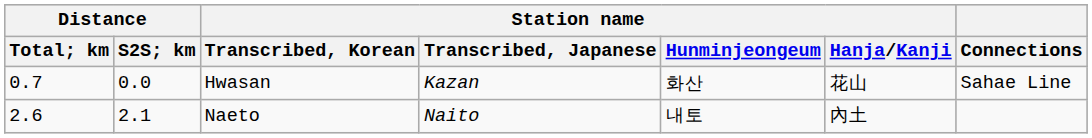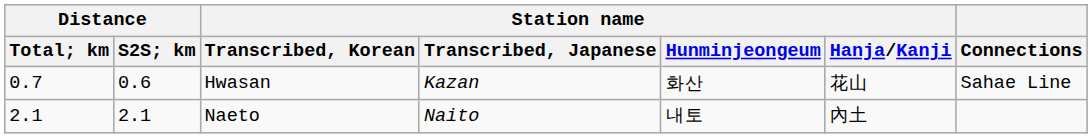(135, 83) 0.0 -> (135, 83) 0.6
(26, 116) 2.6 -> (26, 116) 2.1
